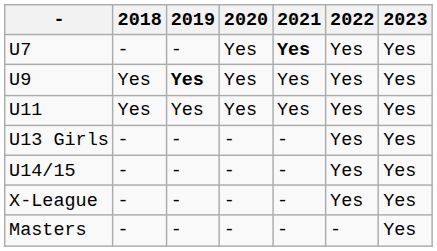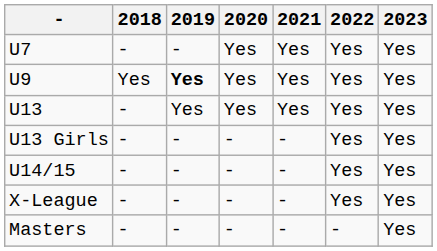(294, 50) bold -> (294, 50) normal
- row: (26, 110)
+ row: (26, 110)
